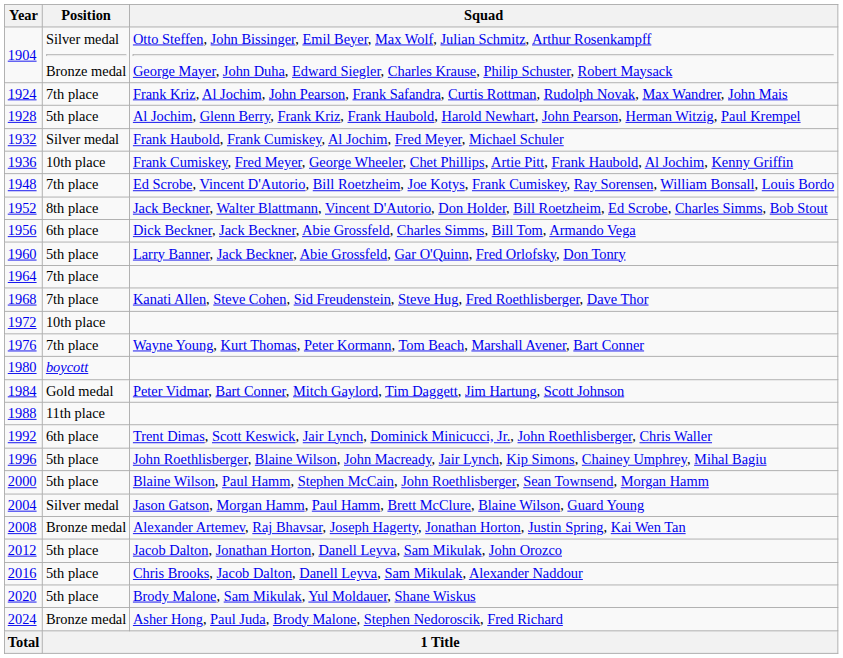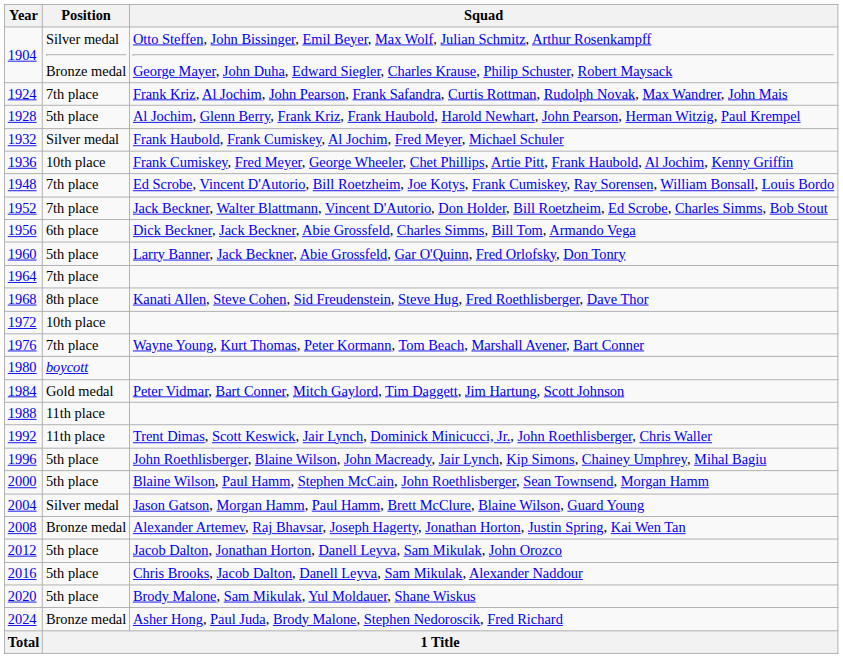(72, 208) 8th place -> (72, 208) 7th place
(72, 299) 7th place -> (72, 299) 8th place
(72, 436) 6th place -> (75, 436) 11th place
